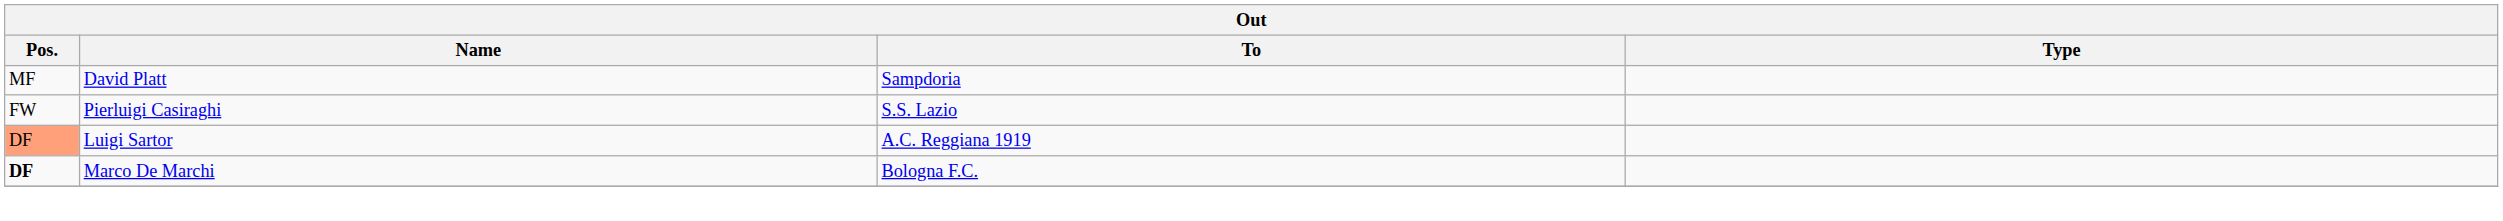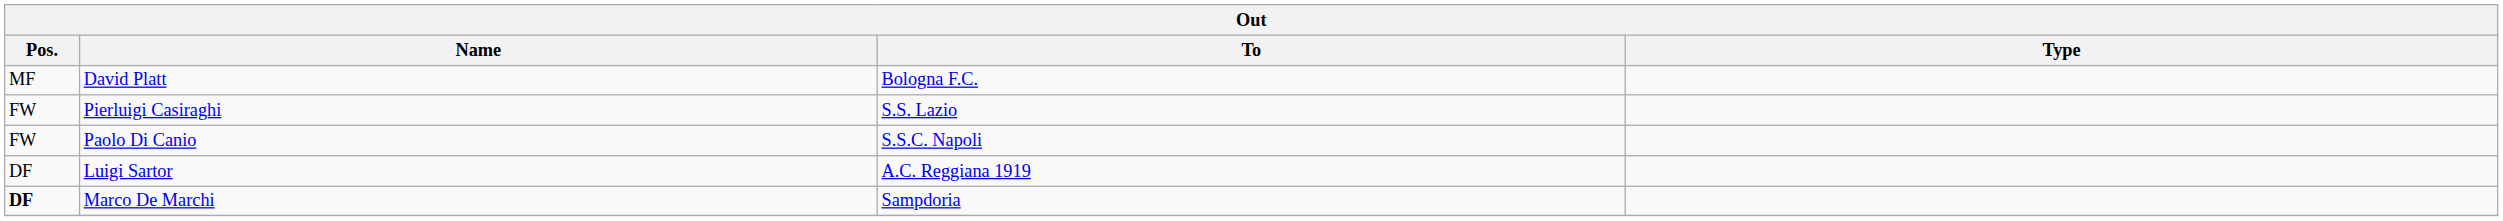(921, 80) Sampdoria -> (930, 80) Bologna F.C.
+ row: (140, 140)
(21, 140) lightsalmon background -> (21, 170) no background
(930, 170) Bologna F.C. -> (921, 200) Sampdoria
